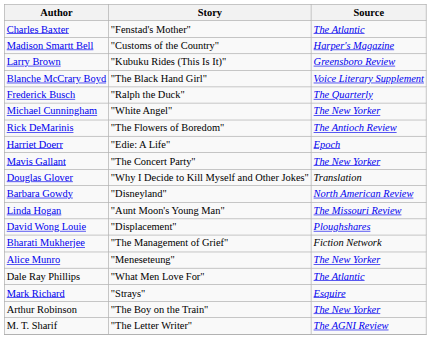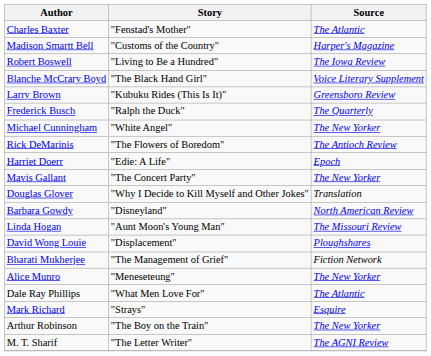+ row: (39, 62)
rows swapped: (56, 78) <-> (34, 62)
